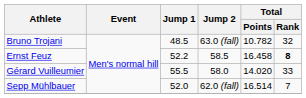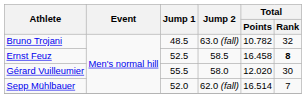(179, 56) 52.2 -> (179, 56) 52.5
(258, 71) 14.020 -> (258, 71) 12.020
(288, 71) 33 -> (288, 71) 30
